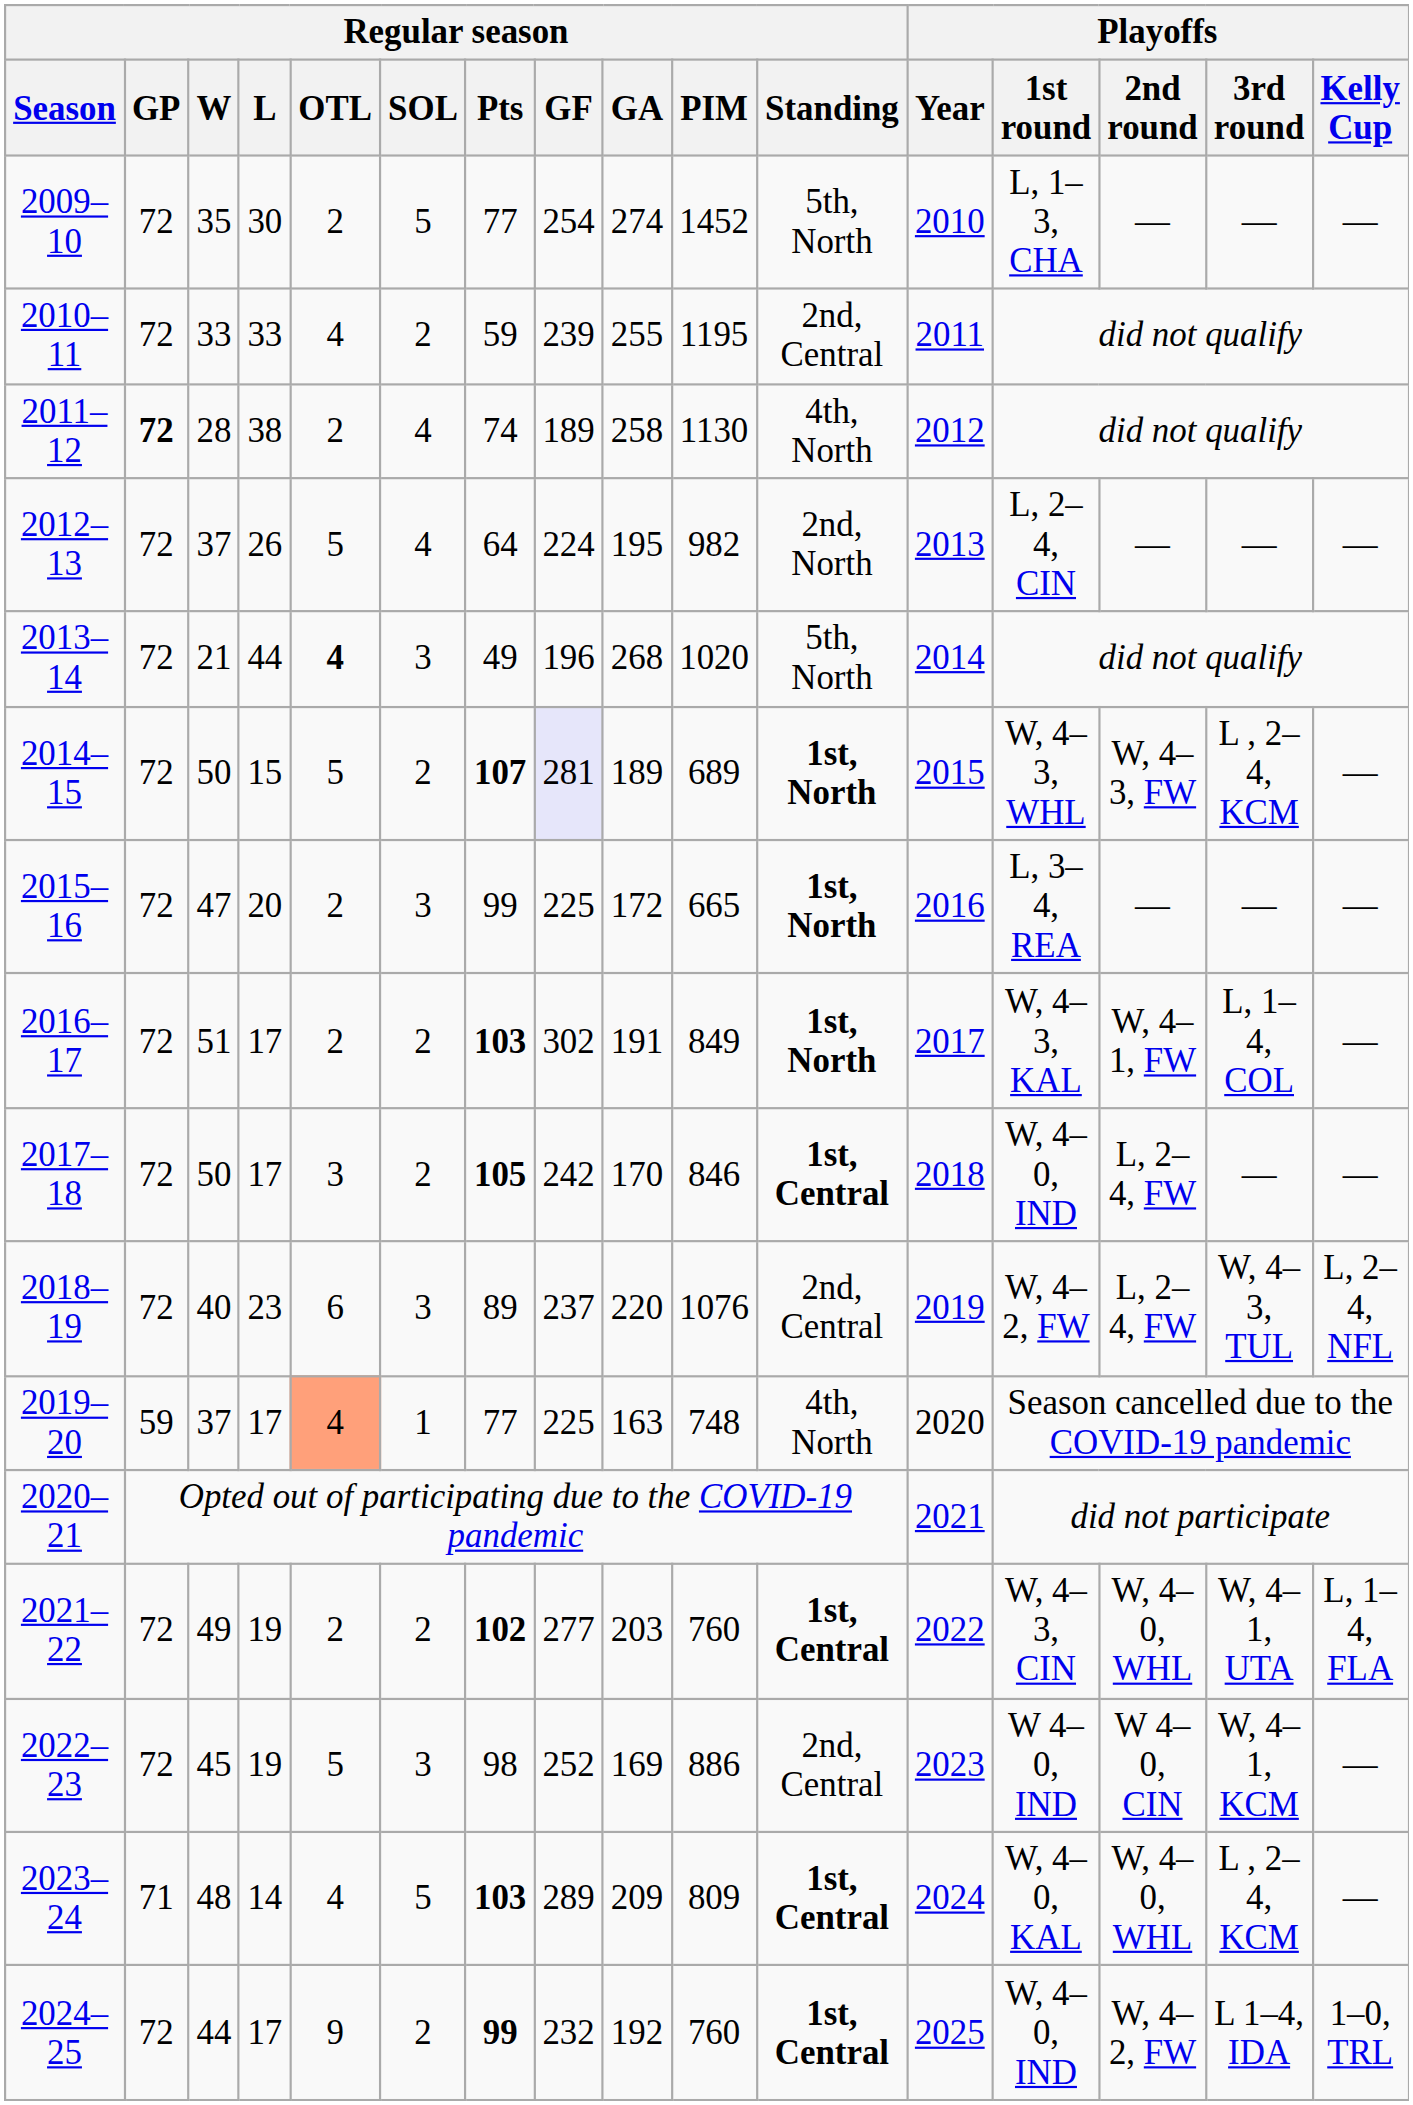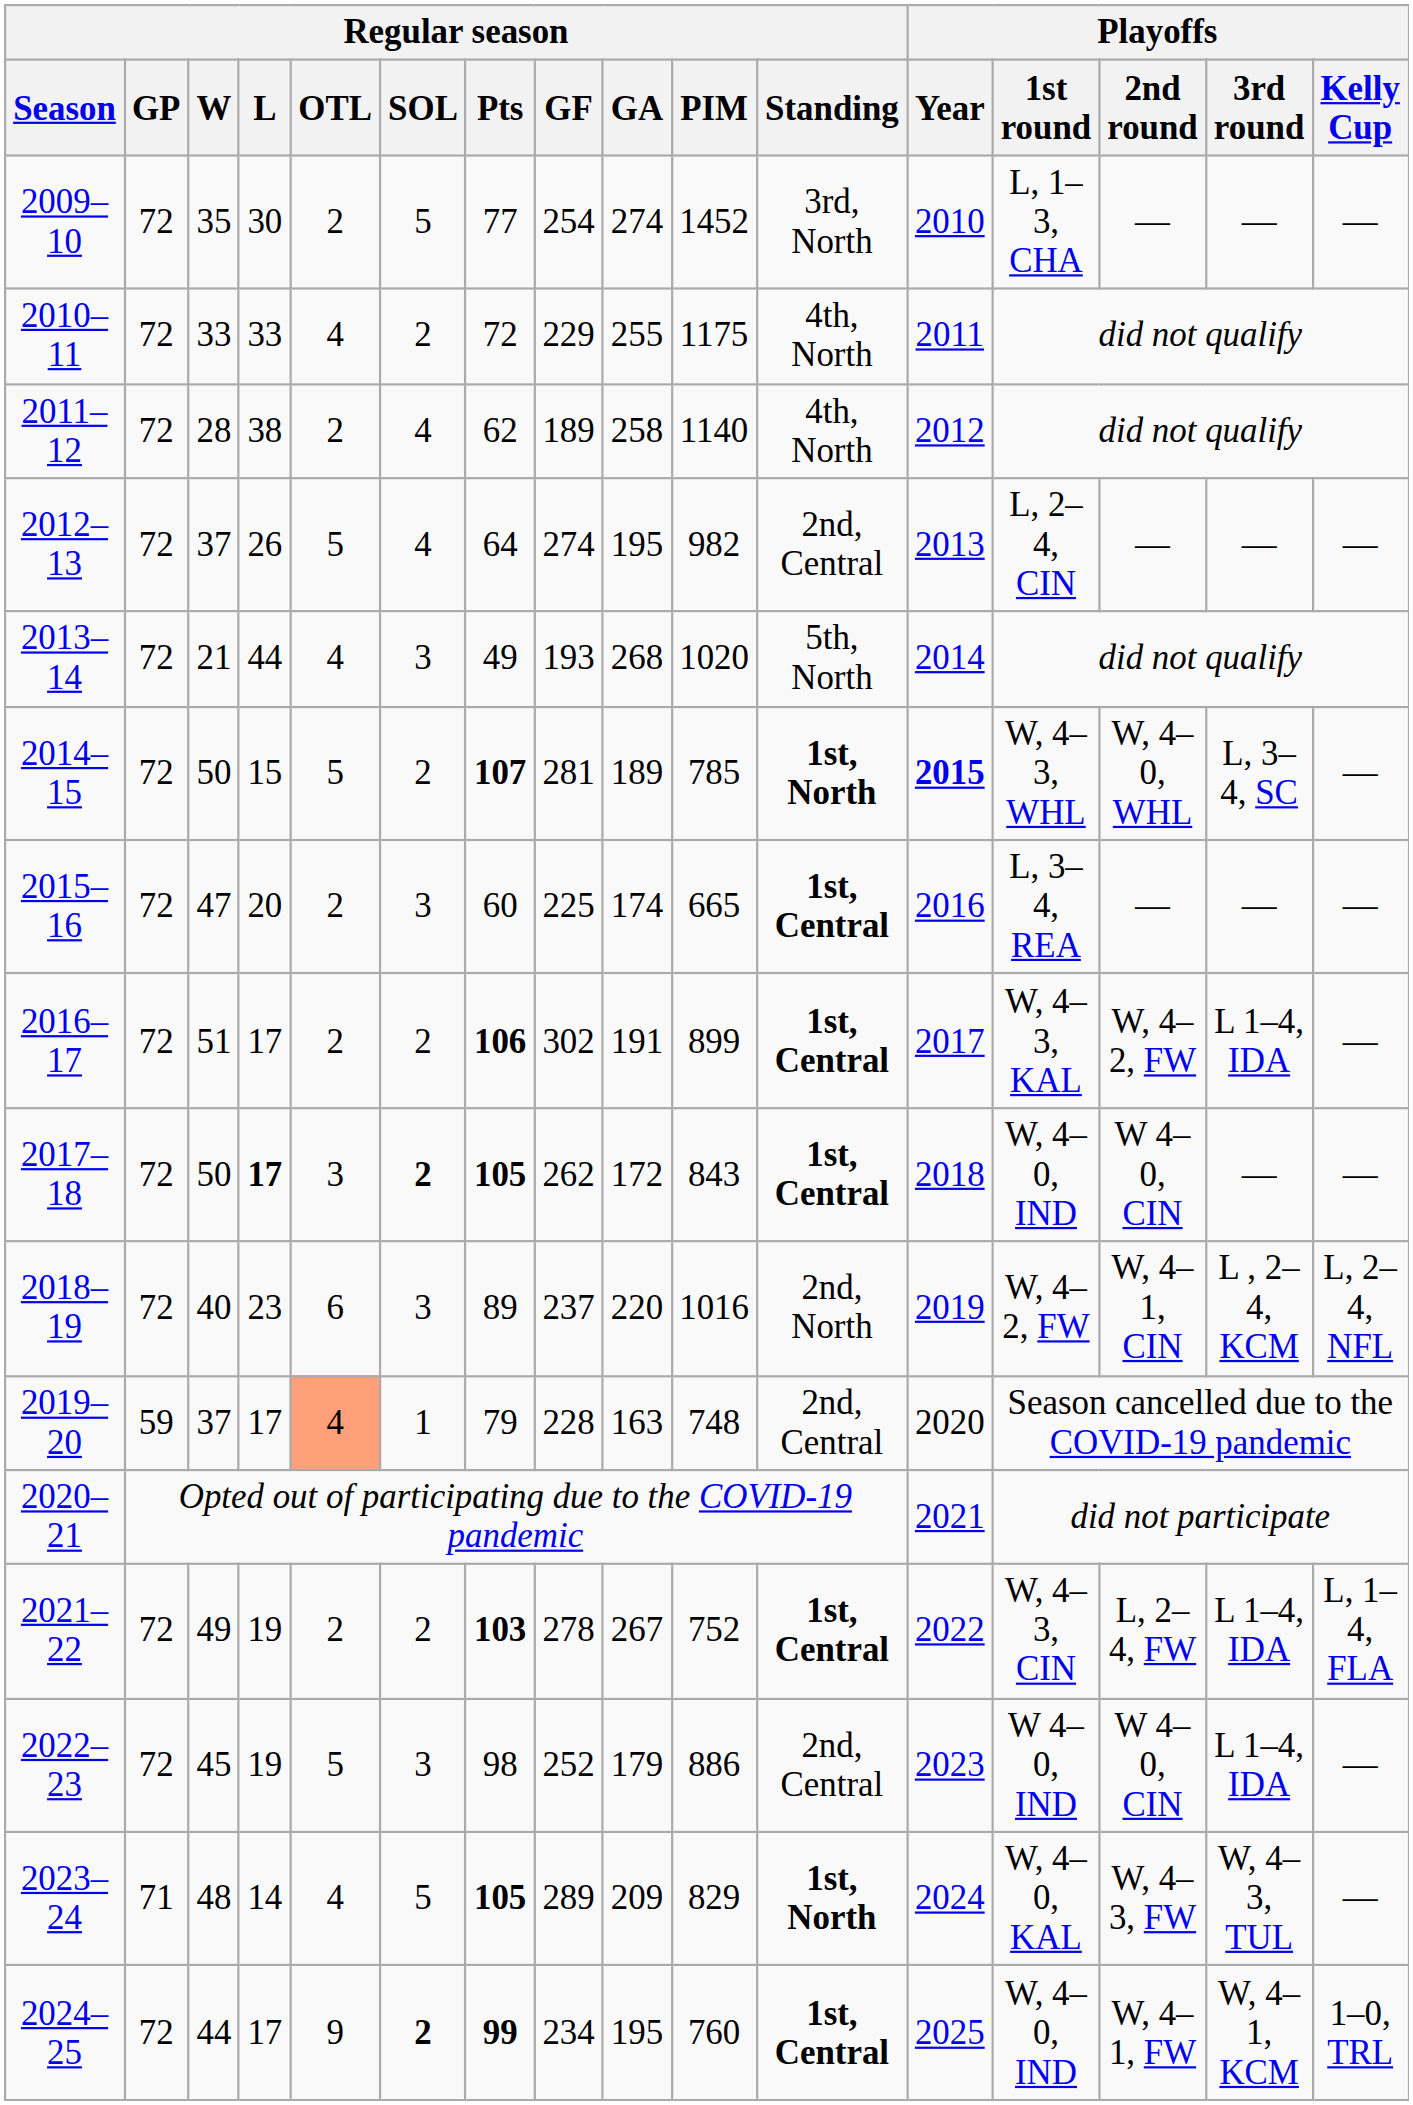(832, 221) 5th, North -> (832, 221) 3rd, North
(500, 335) 59 -> (500, 335) 72
(569, 335) 239 -> (569, 335) 229
(714, 335) 1195 -> (714, 335) 1175
(832, 335) 2nd, Central -> (832, 335) 4th, North
(156, 430) bold -> (156, 430) normal
(500, 430) 74 -> (500, 430) 62
(714, 430) 1130 -> (714, 430) 1140
(569, 544) 224 -> (569, 544) 274
(832, 544) 2nd, North -> (832, 544) 2nd, Central
(335, 658) bold -> (335, 658) normal
(569, 658) 196 -> (569, 658) 193
(569, 772) lavender background -> (569, 772) no background
(714, 772) 689 -> (714, 772) 785
(950, 772) normal -> (950, 772) bold
(1153, 772) W, 4–3, FW -> (1153, 772) W, 4–0, WHL
(1259, 772) L , 2–4, KCM -> (1259, 772) L, 3–4, SC
(500, 906) 99 -> (500, 906) 60
(637, 906) 172 -> (637, 906) 174
(832, 906) 1st, North -> (832, 906) 1st, Central
(500, 1040) 103 -> (500, 1040) 106
(714, 1040) 849 -> (714, 1040) 899
(832, 1040) 1st, North -> (832, 1040) 1st, Central
(1153, 1040) W, 4–1, FW -> (1153, 1040) W, 4–2, FW
(1259, 1040) L, 1–4, COL -> (1259, 1040) L 1–4, IDA
(265, 1173) normal -> (265, 1173) bold
(423, 1173) normal -> (423, 1173) bold
(569, 1173) 242 -> (569, 1173) 262
(637, 1173) 170 -> (637, 1173) 172
(714, 1173) 846 -> (714, 1173) 843
(1153, 1173) L, 2–4, FW -> (1153, 1173) W 4–0, CIN
(714, 1307) 1076 -> (714, 1307) 1016
(832, 1307) 2nd, Central -> (832, 1307) 2nd, North
(1153, 1307) L, 2–4, FW -> (1153, 1307) W, 4–1, CIN
(1259, 1307) W, 4–3, TUL -> (1259, 1307) L , 2–4, KCM
(500, 1421) 77 -> (500, 1421) 79
(569, 1421) 225 -> (569, 1421) 228
(832, 1421) 4th, North -> (832, 1421) 2nd, Central
(500, 1630) 102 -> (500, 1630) 103
(569, 1630) 277 -> (569, 1630) 278
(637, 1630) 203 -> (637, 1630) 267
(714, 1630) 760 -> (714, 1630) 752
(1153, 1630) W, 4–0, WHL -> (1153, 1630) L, 2–4, FW
(1259, 1630) W, 4–1, UTA -> (1259, 1630) L 1–4, IDA
(637, 1764) 169 -> (637, 1764) 179
(1259, 1764) W, 4–1, KCM -> (1259, 1764) L 1–4, IDA
(500, 1898) 103 -> (500, 1898) 105
(714, 1898) 809 -> (714, 1898) 829
(832, 1898) 1st, Central -> (832, 1898) 1st, North
(1153, 1898) W, 4–0, WHL -> (1153, 1898) W, 4–3, FW
(1259, 1898) L , 2–4, KCM -> (1259, 1898) W, 4–3, TUL
(423, 2032) normal -> (423, 2032) bold
(569, 2032) 232 -> (569, 2032) 234
(637, 2032) 192 -> (637, 2032) 195
(1153, 2032) W, 4–2, FW -> (1153, 2032) W, 4–1, FW
(1259, 2032) L 1–4, IDA -> (1259, 2032) W, 4–1, KCM
